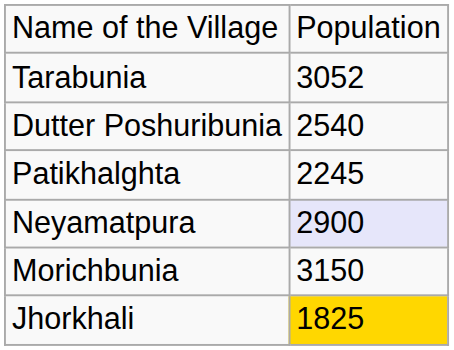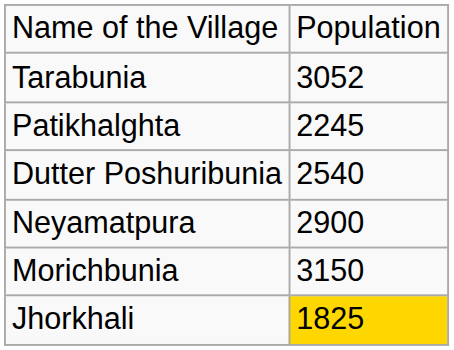rows swapped: (147, 125) <-> (96, 174)
(330, 222) lavender background -> (330, 222) no background
